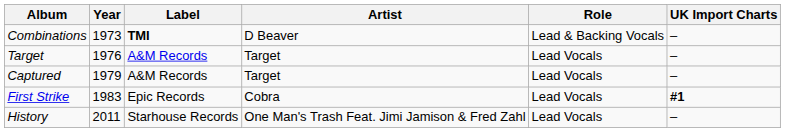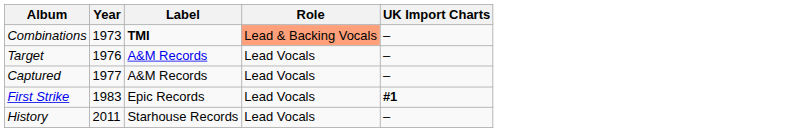- column: (385, 14)
(598, 35) no background -> (311, 35) lightsalmon background
(107, 76) 1979 -> (107, 76) 1977
